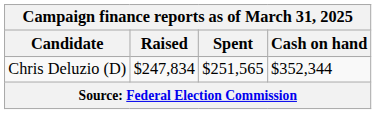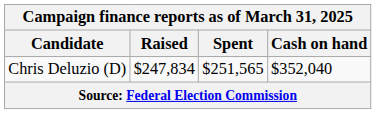(302, 69) $352,344 -> (302, 69) $352,040
